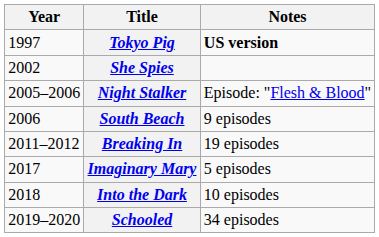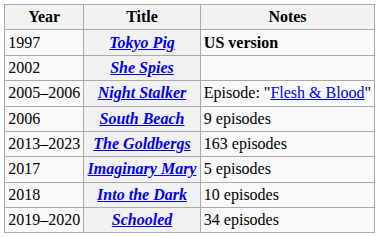- row: (142, 144)
+ row: (142, 144)
